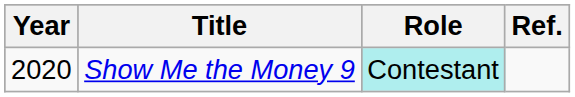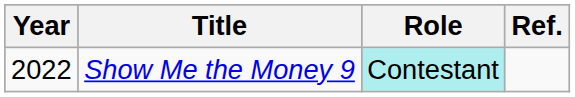(41, 69) 2020 -> (41, 69) 2022
